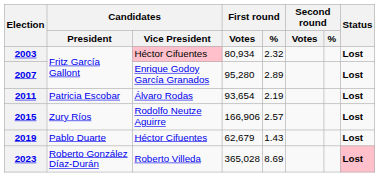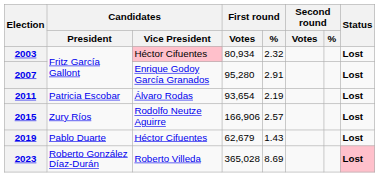(274, 75) 2.89 -> (274, 75) 2.91
